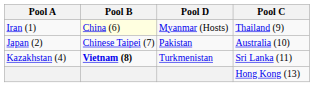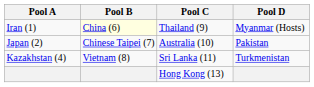columns swapped: (271, 12) <-> (195, 12)
(107, 58) bold -> (106, 58) normal
